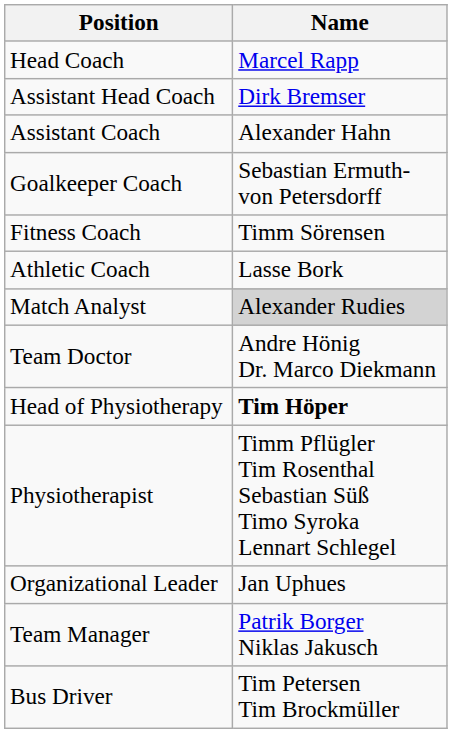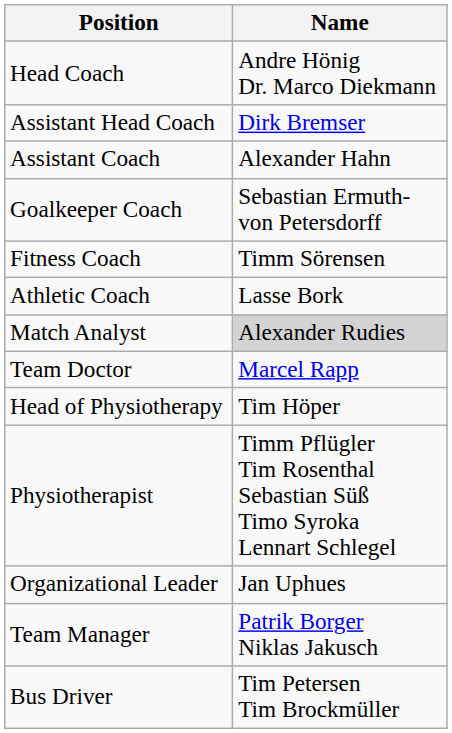(298, 59) Marcel Rapp -> (337, 72) Andre Hönig Dr. Marco Diekmann
(337, 356) Andre Hönig Dr. Marco Diekmann -> (298, 369) Marcel Rapp
(293, 406) bold -> (289, 406) normal
